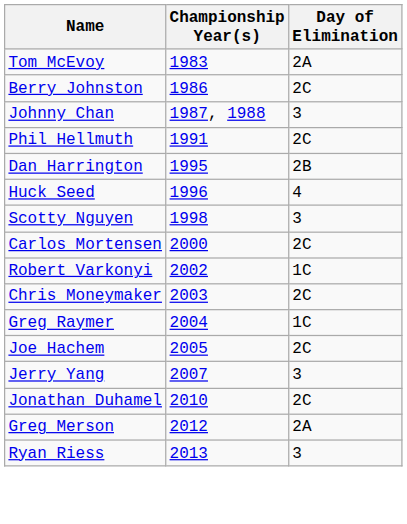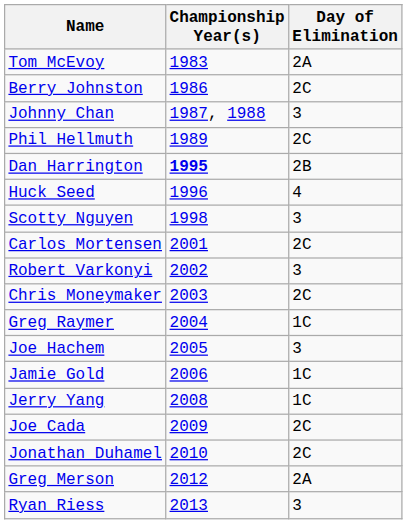(189, 140) 1991 -> (189, 140) 1989
(189, 166) normal -> (189, 166) bold
(189, 245) 2000 -> (189, 245) 2001
(302, 271) 1C -> (297, 271) 3
(302, 349) 2C -> (297, 349) 3
+ row: (56, 375)
(189, 375) 2007 -> (189, 401) 2008
(297, 375) 3 -> (302, 401) 1C
+ row: (47, 427)
